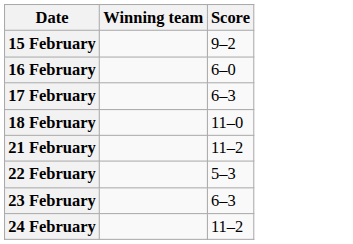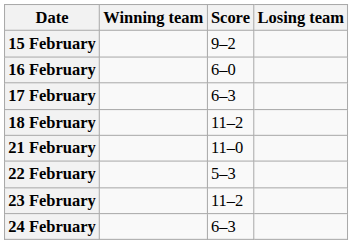+ column: (301, 17)
(227, 122) 11–0 -> (227, 122) 11–2
(227, 148) 11–2 -> (227, 148) 11–0
(223, 200) 6–3 -> (227, 200) 11–2
(227, 226) 11–2 -> (223, 226) 6–3
